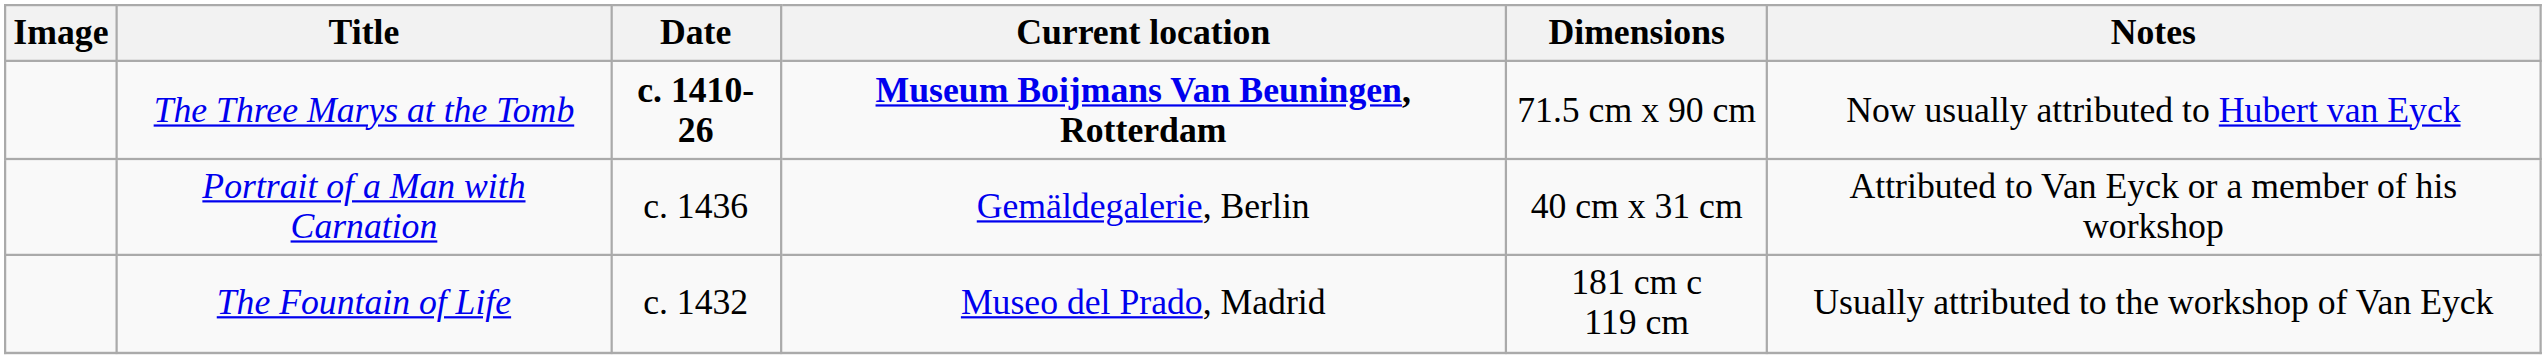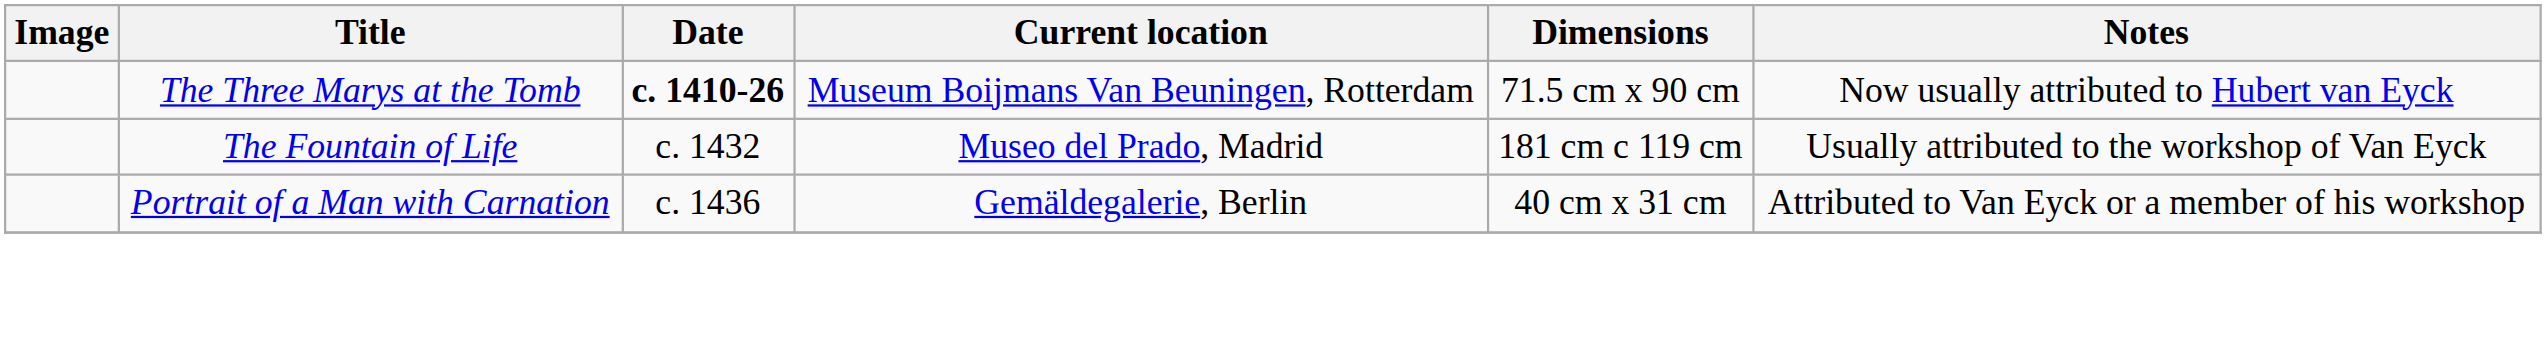(1143, 109) bold -> (1141, 89) normal
rows swapped: (364, 302) <-> (364, 206)
